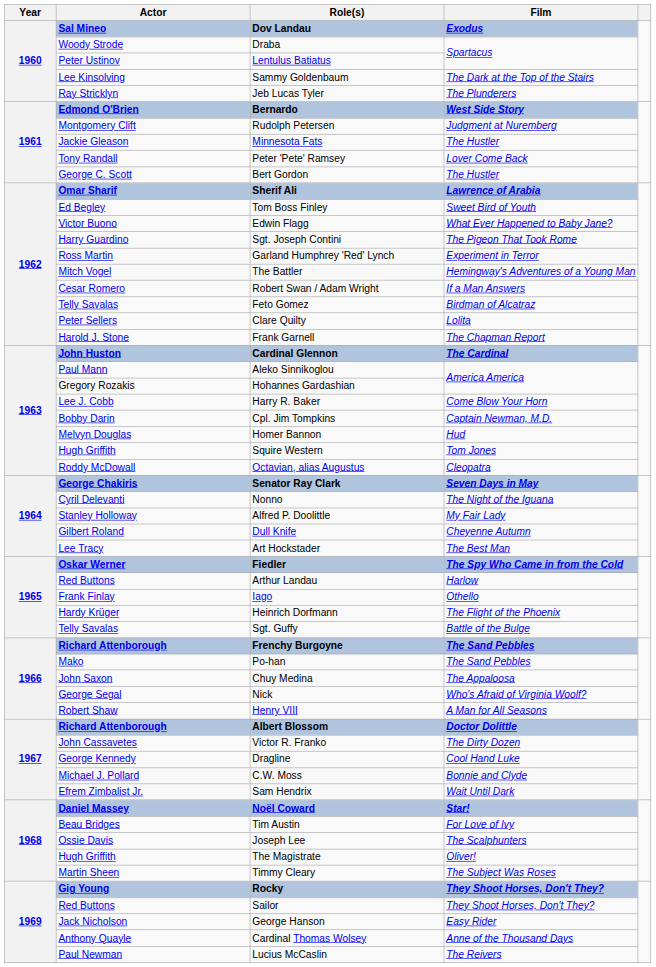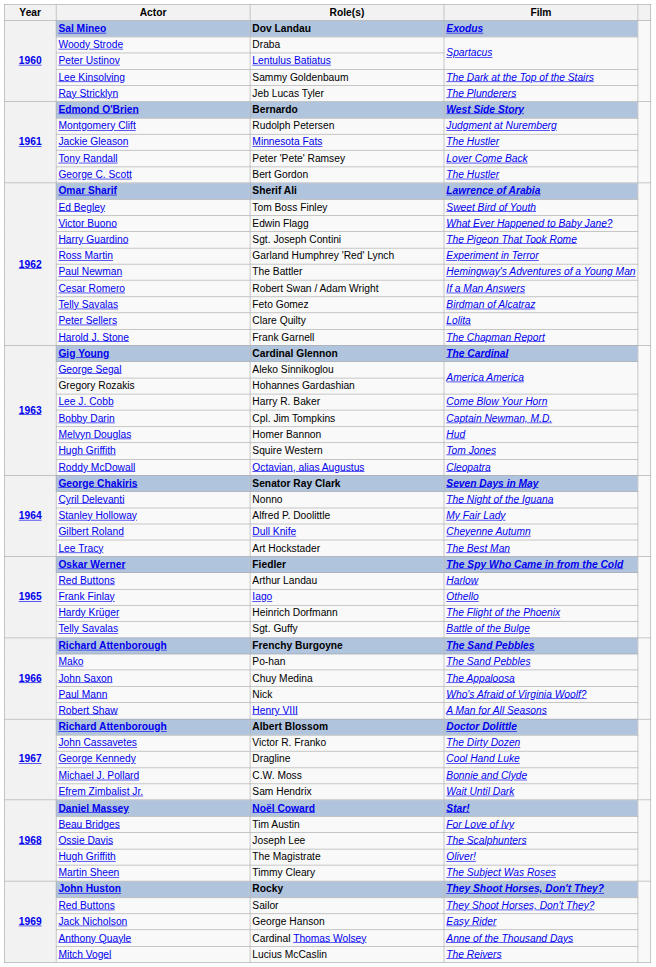(85, 272) Mitch Vogel -> (90, 272) Paul Newman
(90, 353) John Huston -> (84, 353) Gig Young
(83, 369) Paul Mann -> (90, 369) George Segal
(90, 694) George Segal -> (83, 694) Paul Mann
(84, 889) Gig Young -> (90, 889) John Huston
(90, 954) Paul Newman -> (85, 954) Mitch Vogel
